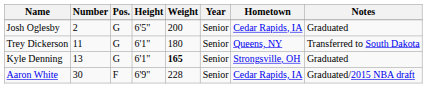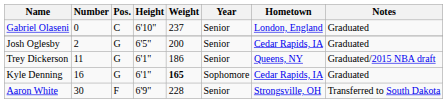+ row: (38, 28)
(175, 43) 180 -> (176, 59) 186
(363, 43) Transferred to South Dakota -> (382, 59) Graduated/2015 NBA draft
(78, 59) 13 -> (79, 75) 16
(216, 59) Senior -> (226, 75) Sophomore
(267, 59) Strongsville, OH -> (288, 75) Cedar Rapids, IA
(268, 75) Cedar Rapids, IA -> (288, 91) Strongsville, OH
(361, 75) Graduated/2015 NBA draft -> (384, 91) Transferred to South Dakota
